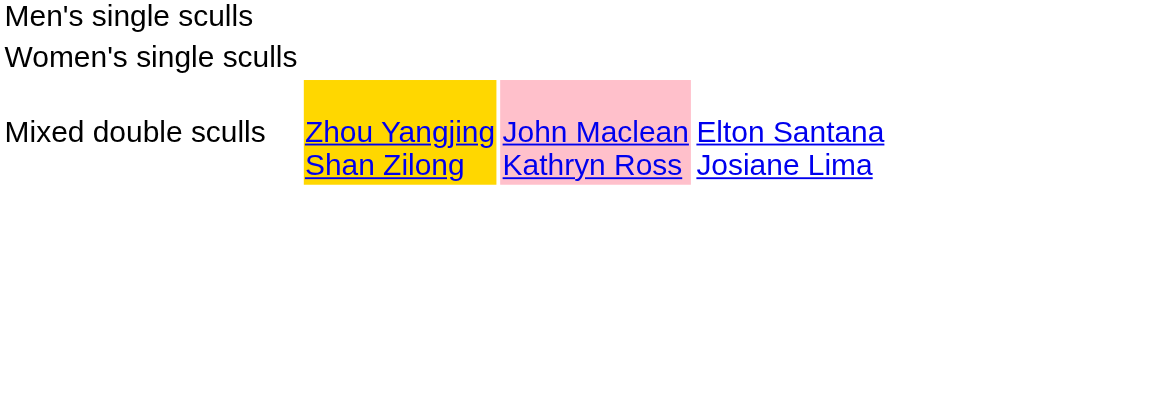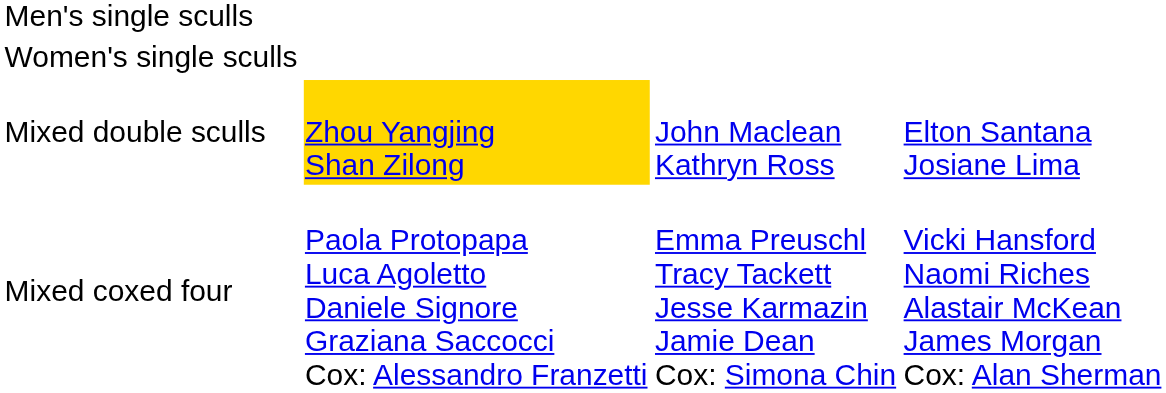(596, 148) pink background -> (748, 148) no background
+ row: (119, 290)
